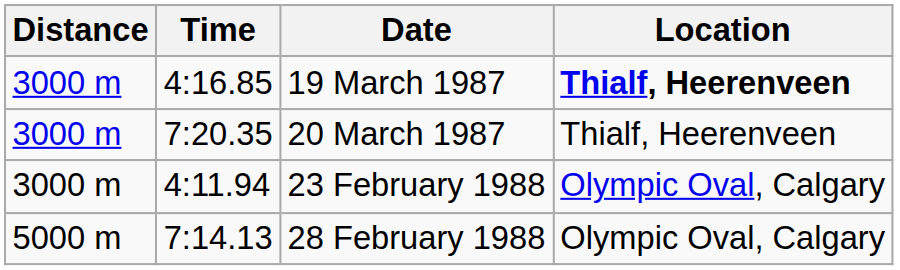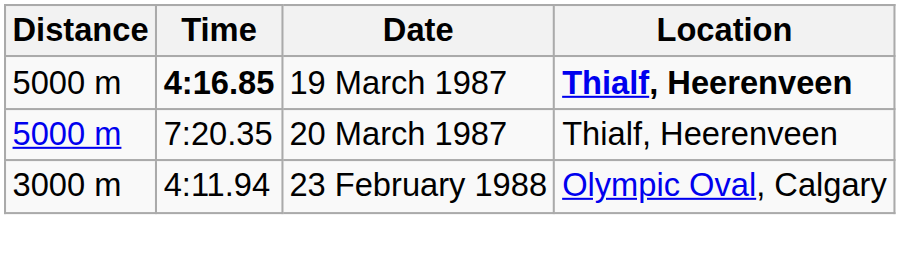(67, 82) 3000 m -> (67, 82) 5000 m
(218, 82) normal -> (219, 82) bold
(67, 133) 3000 m -> (67, 133) 5000 m
- row: (416, 237)
